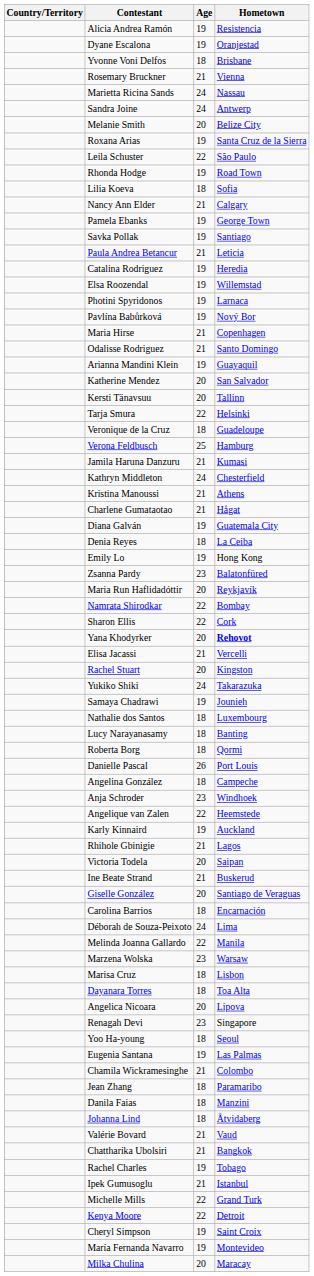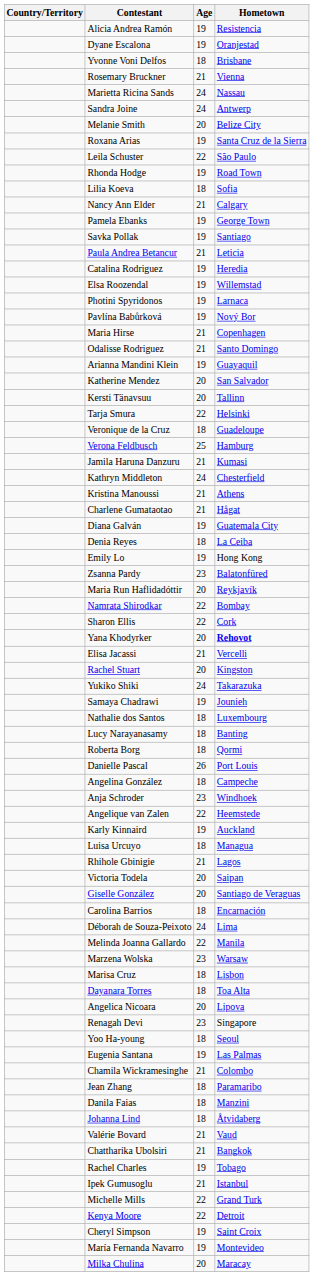+ row: (114, 846)
- row: (120, 878)
